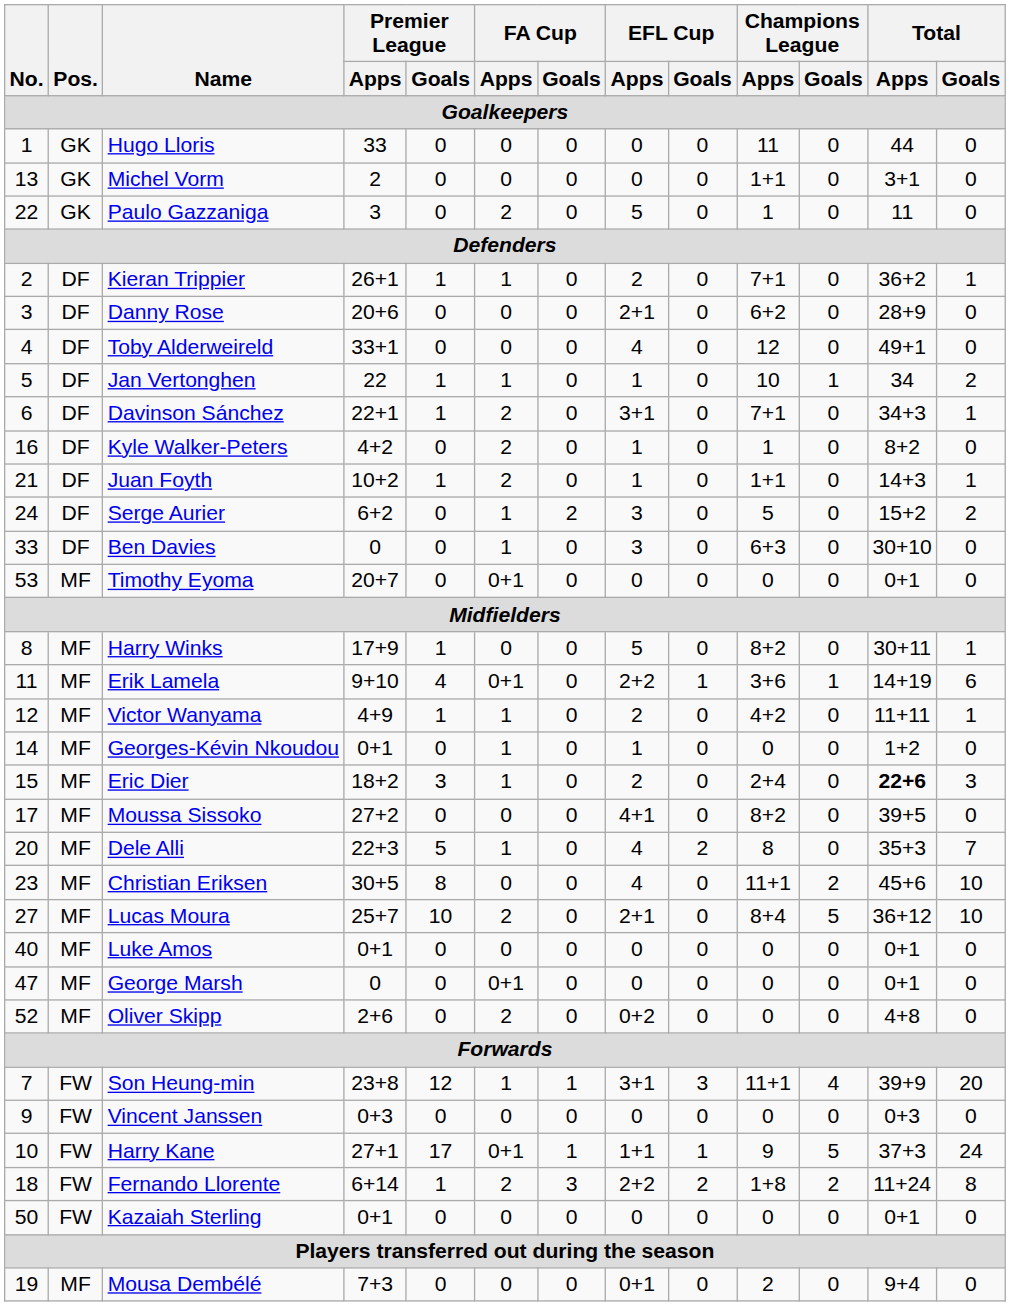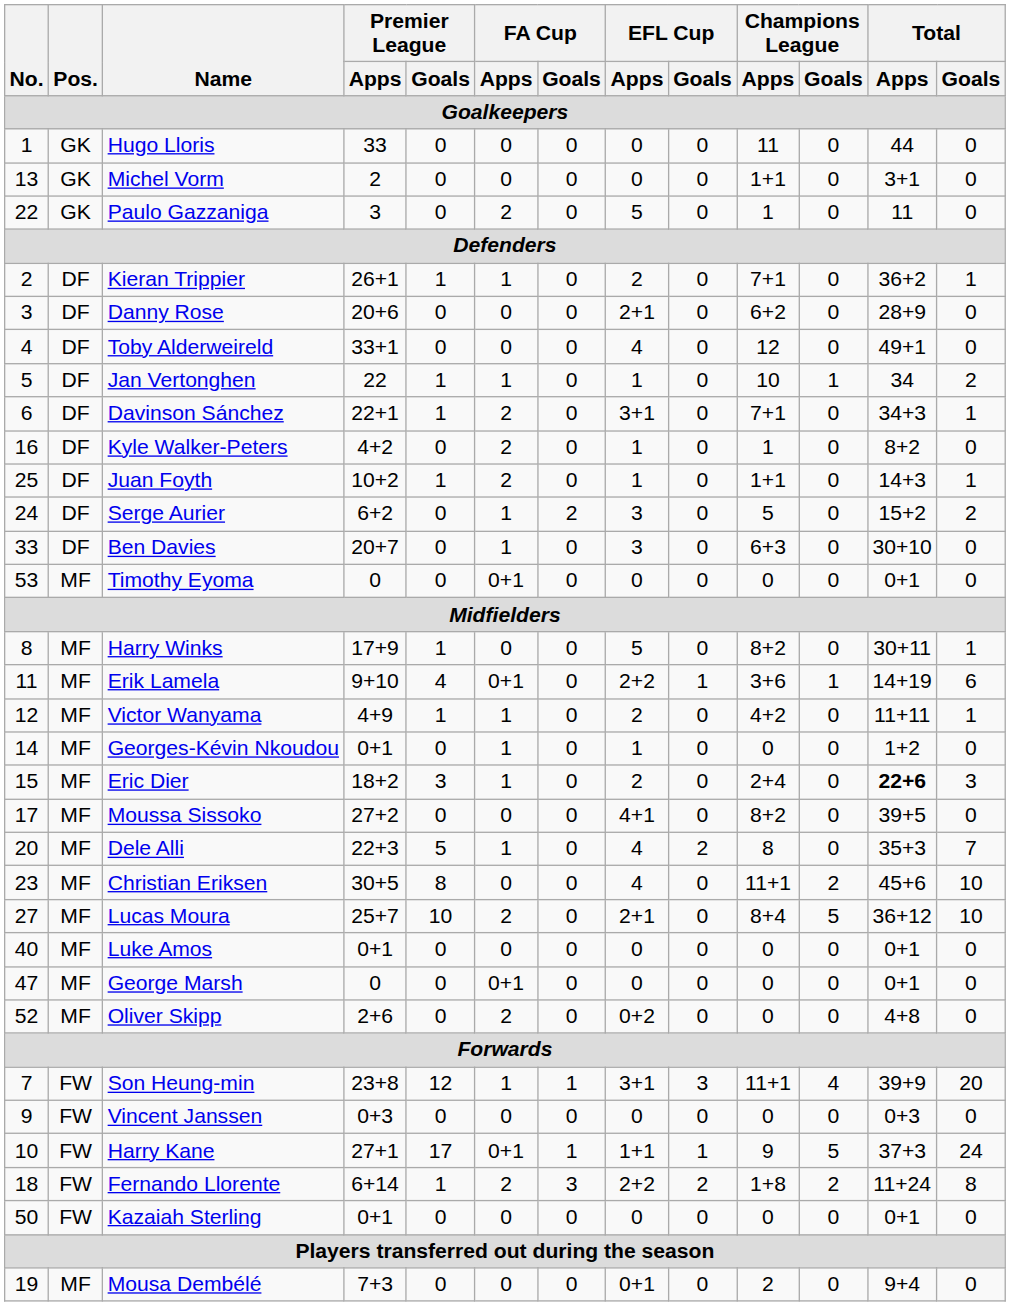(27, 480) 21 -> (27, 480) 25
(375, 547) 0 -> (375, 547) 20+7
(375, 580) 20+7 -> (375, 580) 0
